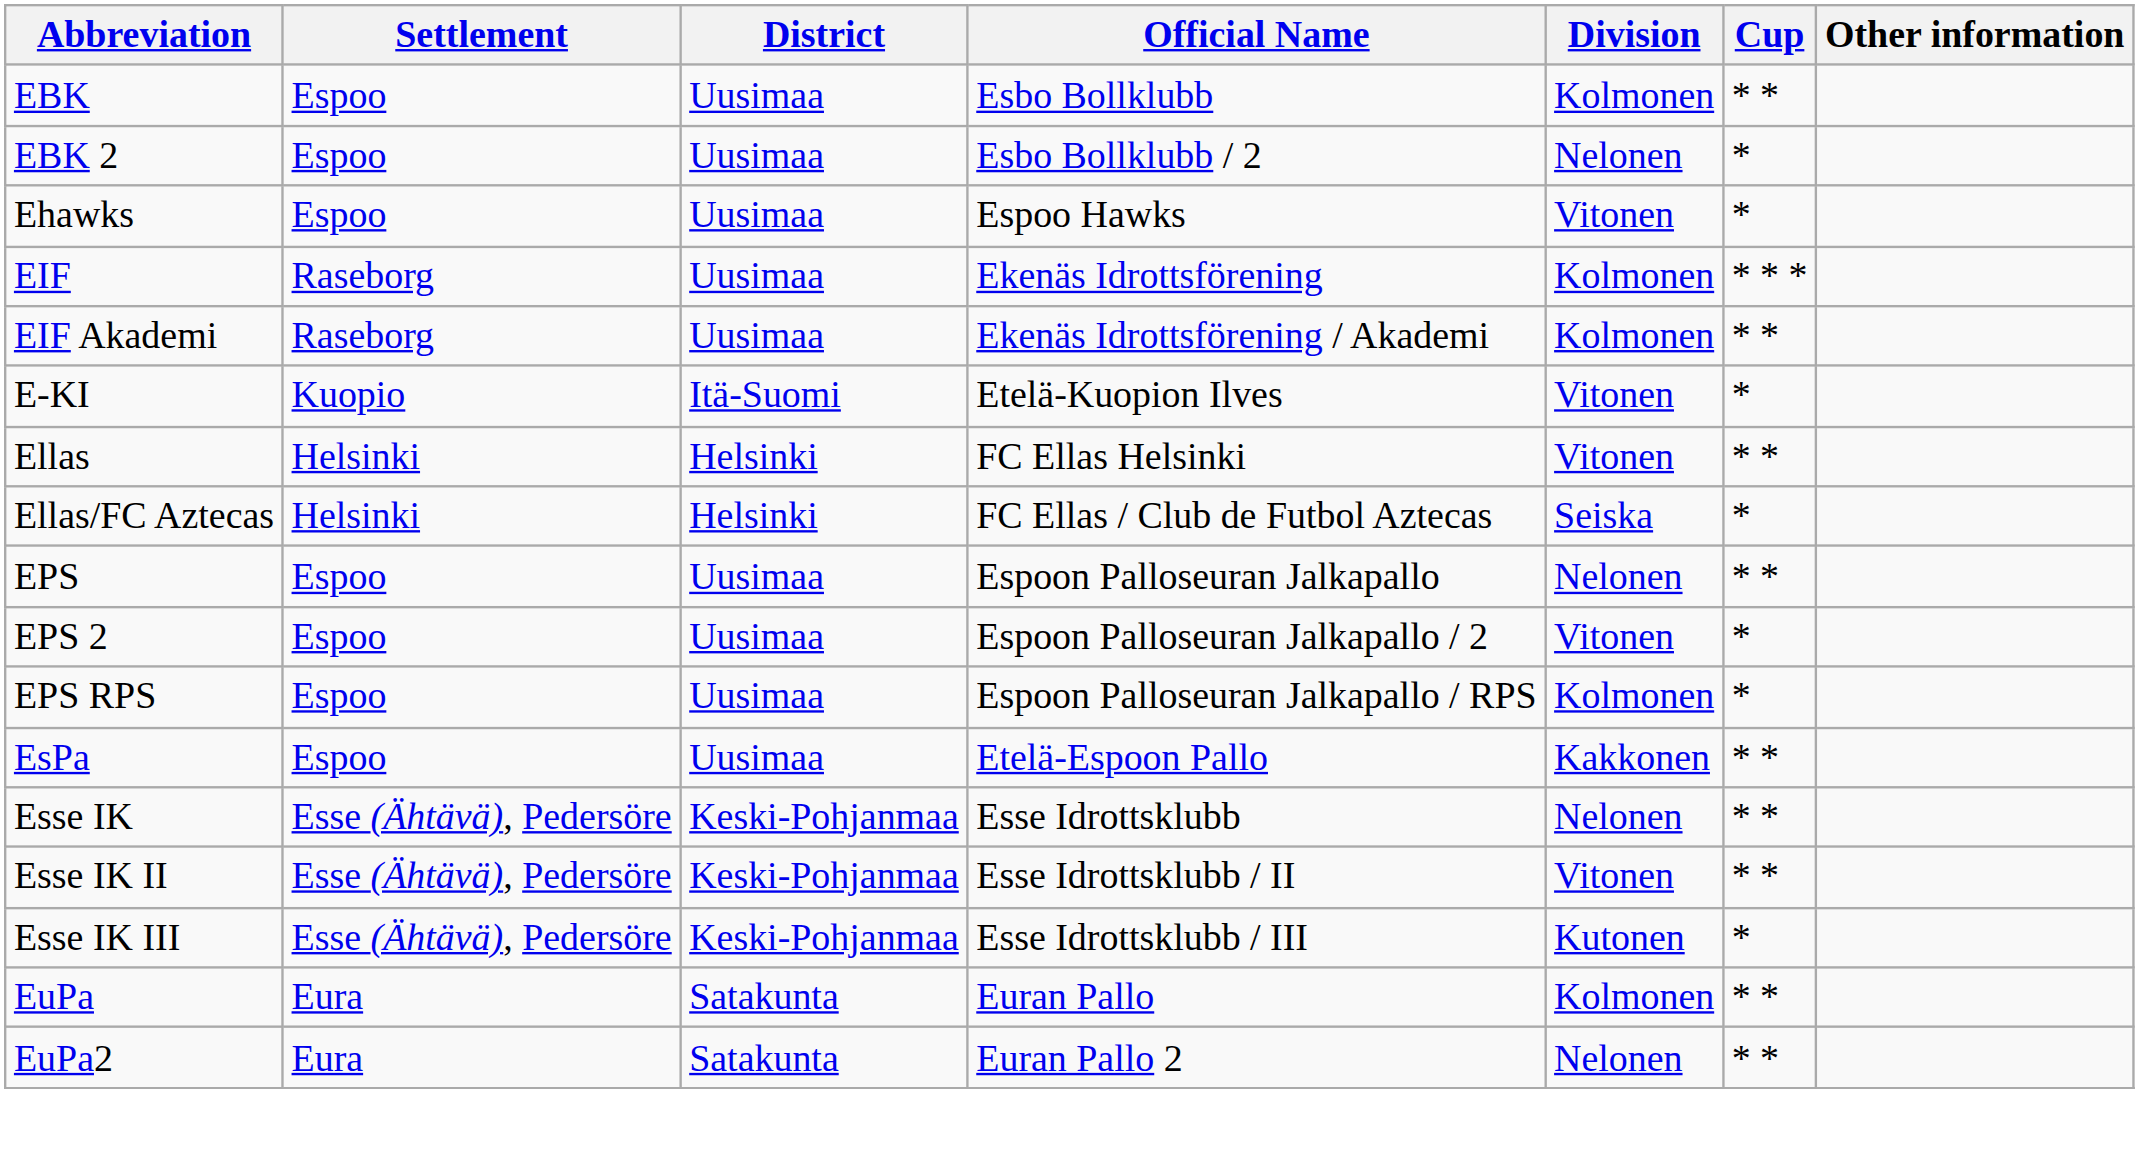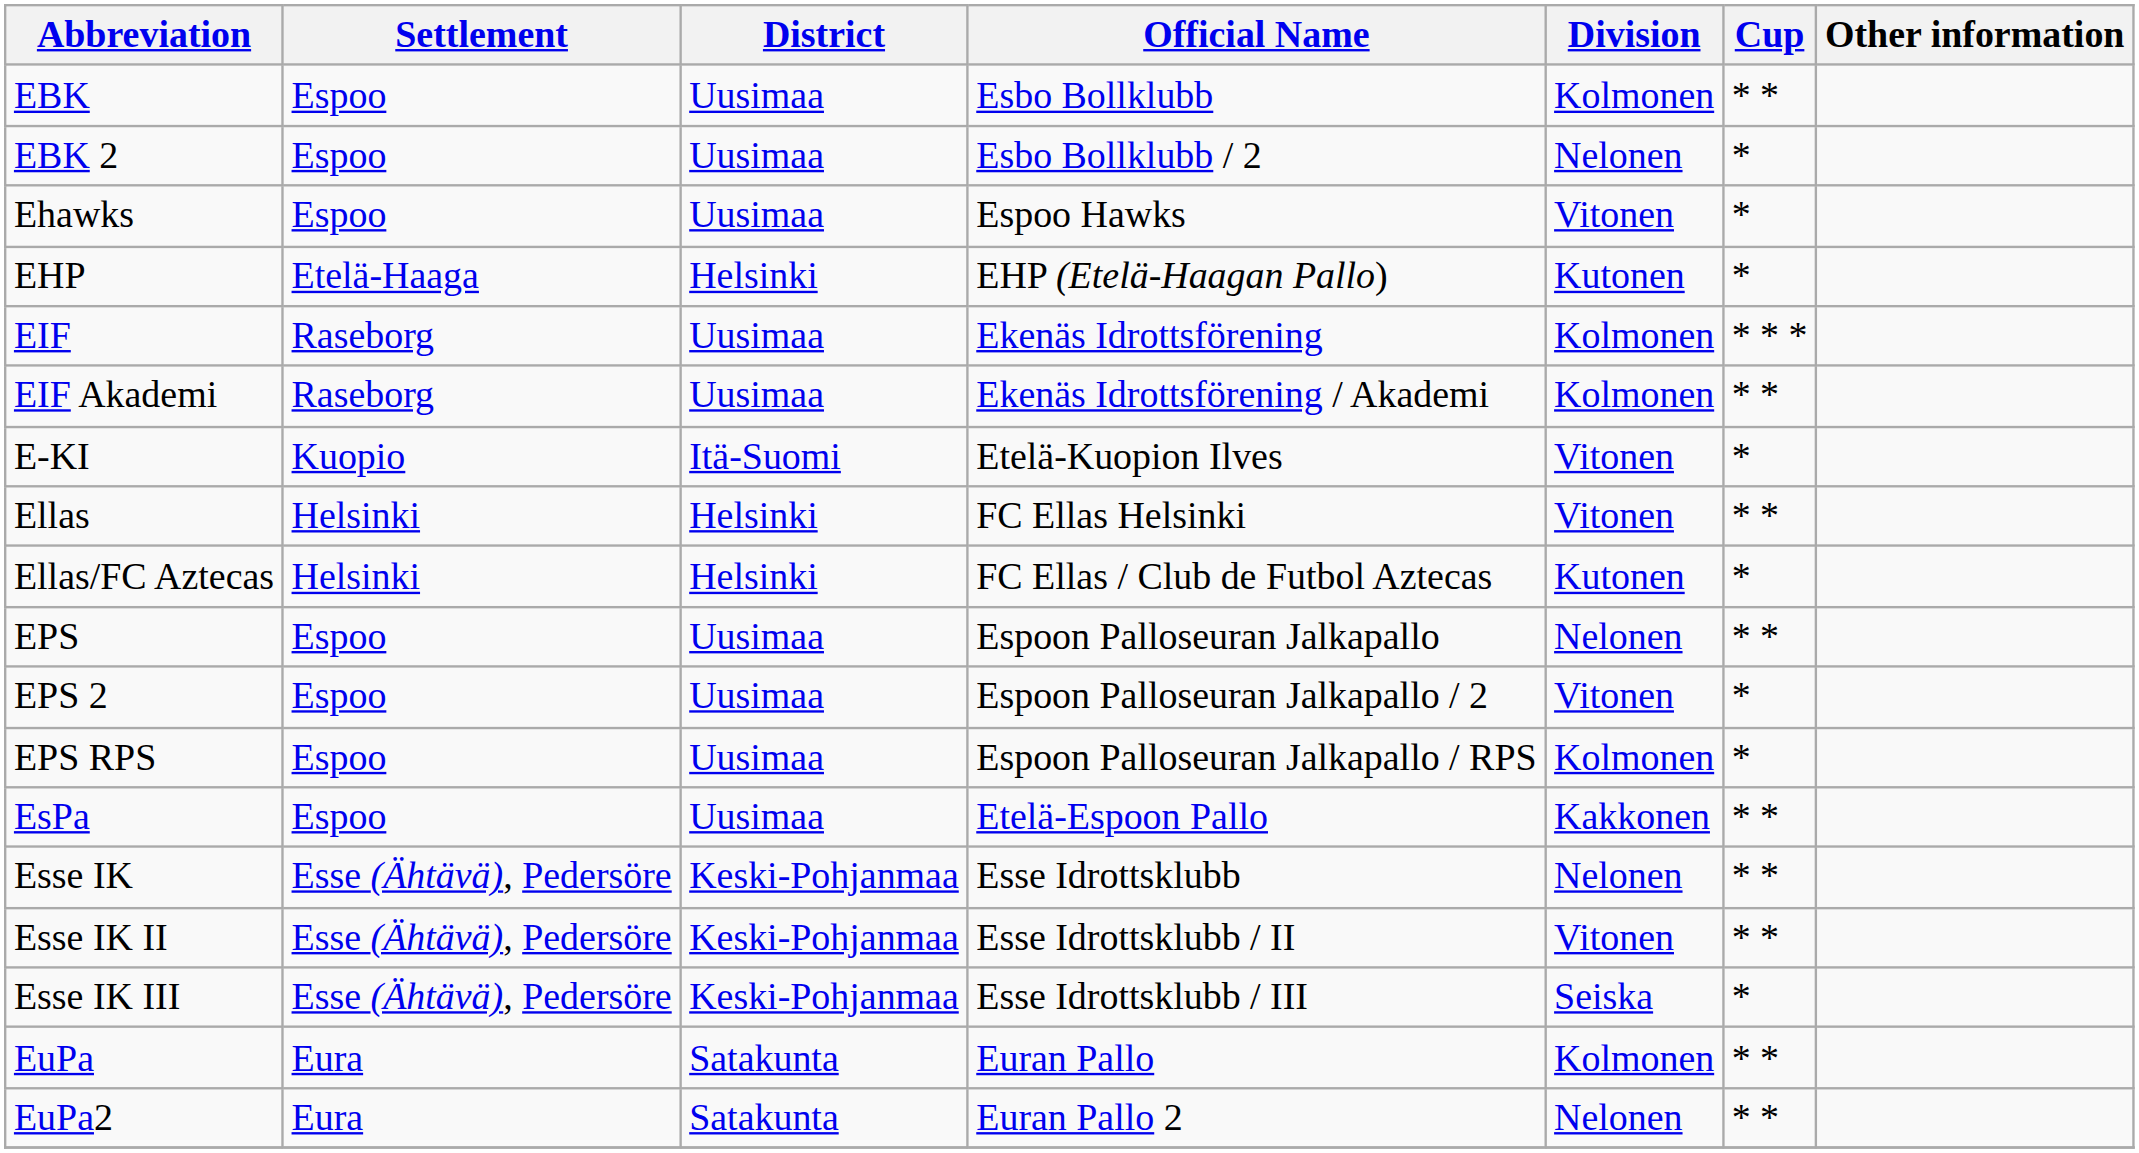+ row: (50, 275)
(1604, 515) Seiska -> (1619, 575) Kutonen
(1619, 936) Kutonen -> (1604, 996) Seiska
